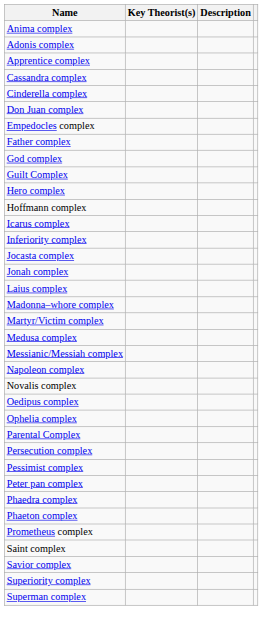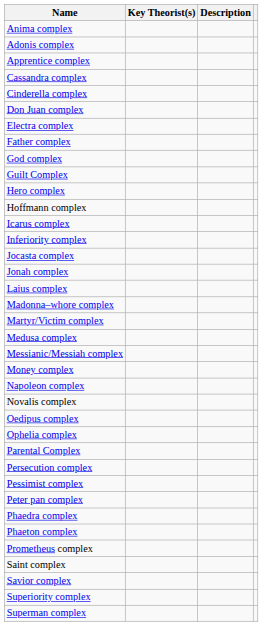+ row: (40, 126)
- row: (51, 126)
+ row: (40, 369)
